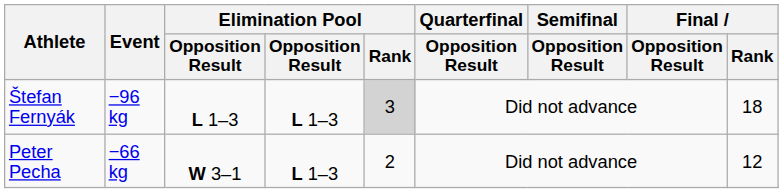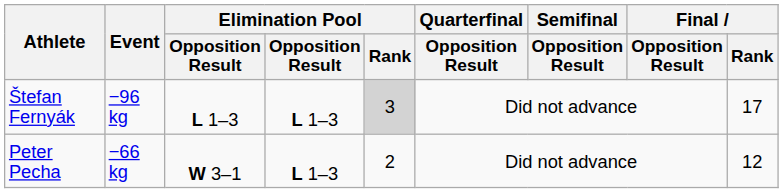(752, 107) 18 -> (752, 107) 17
